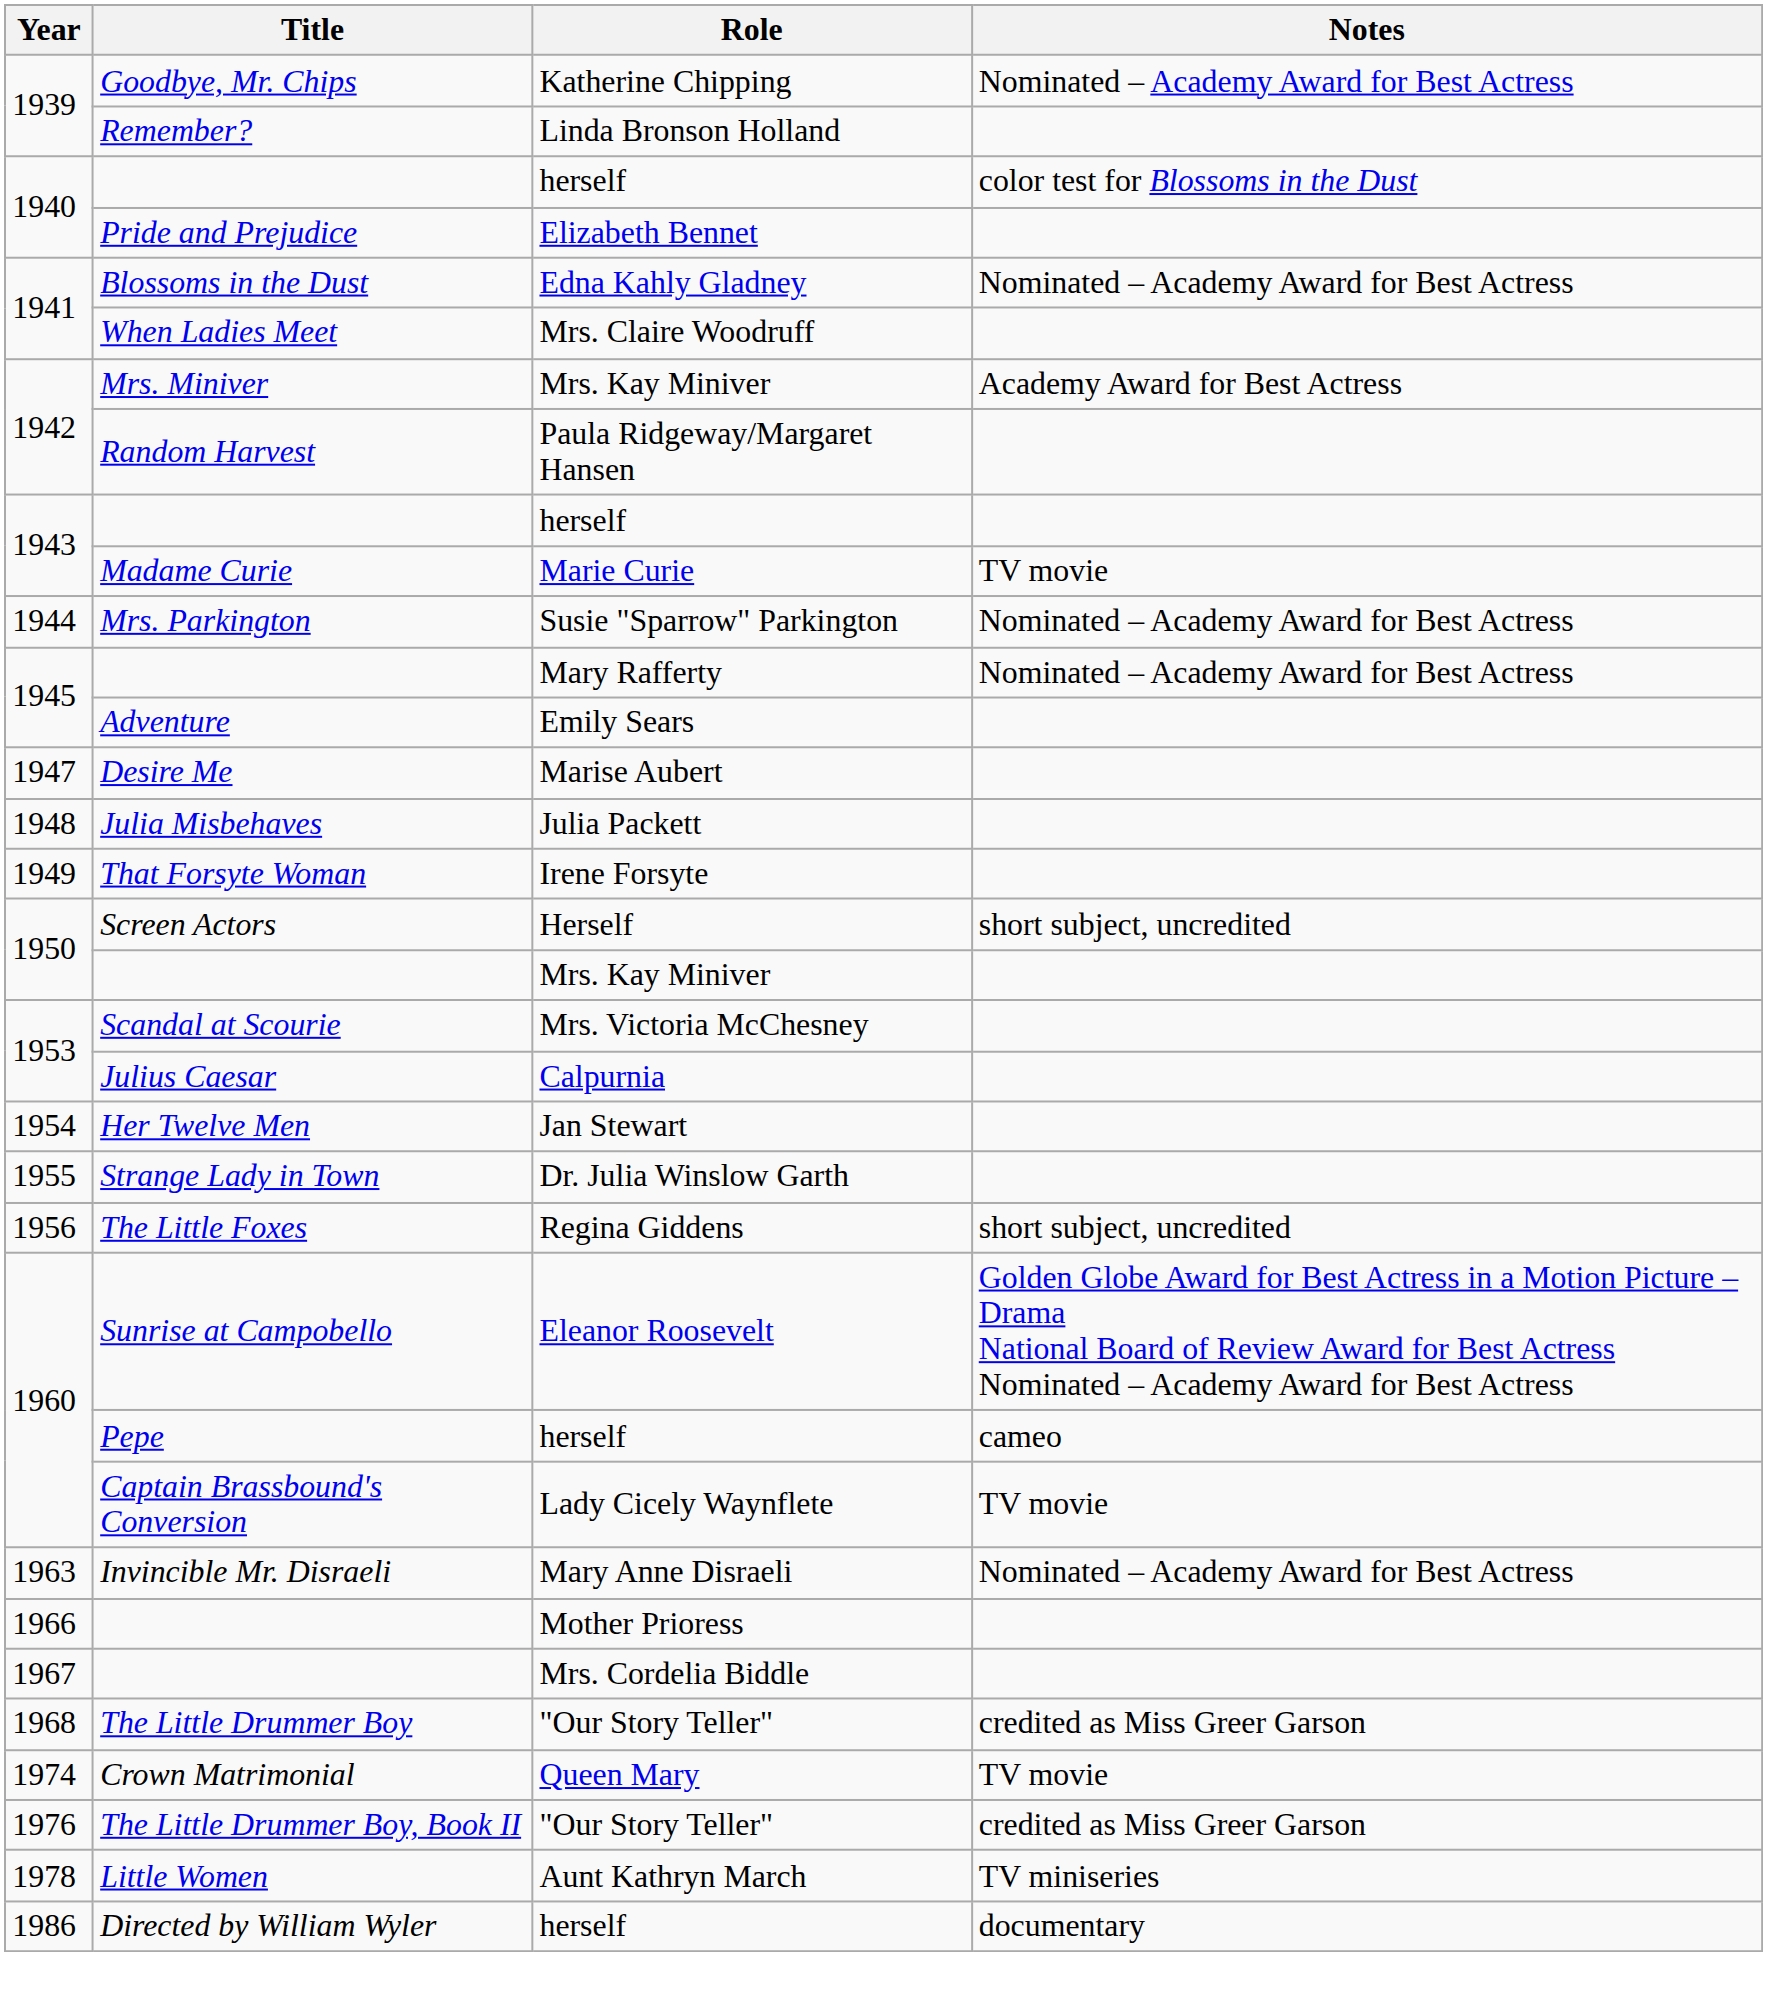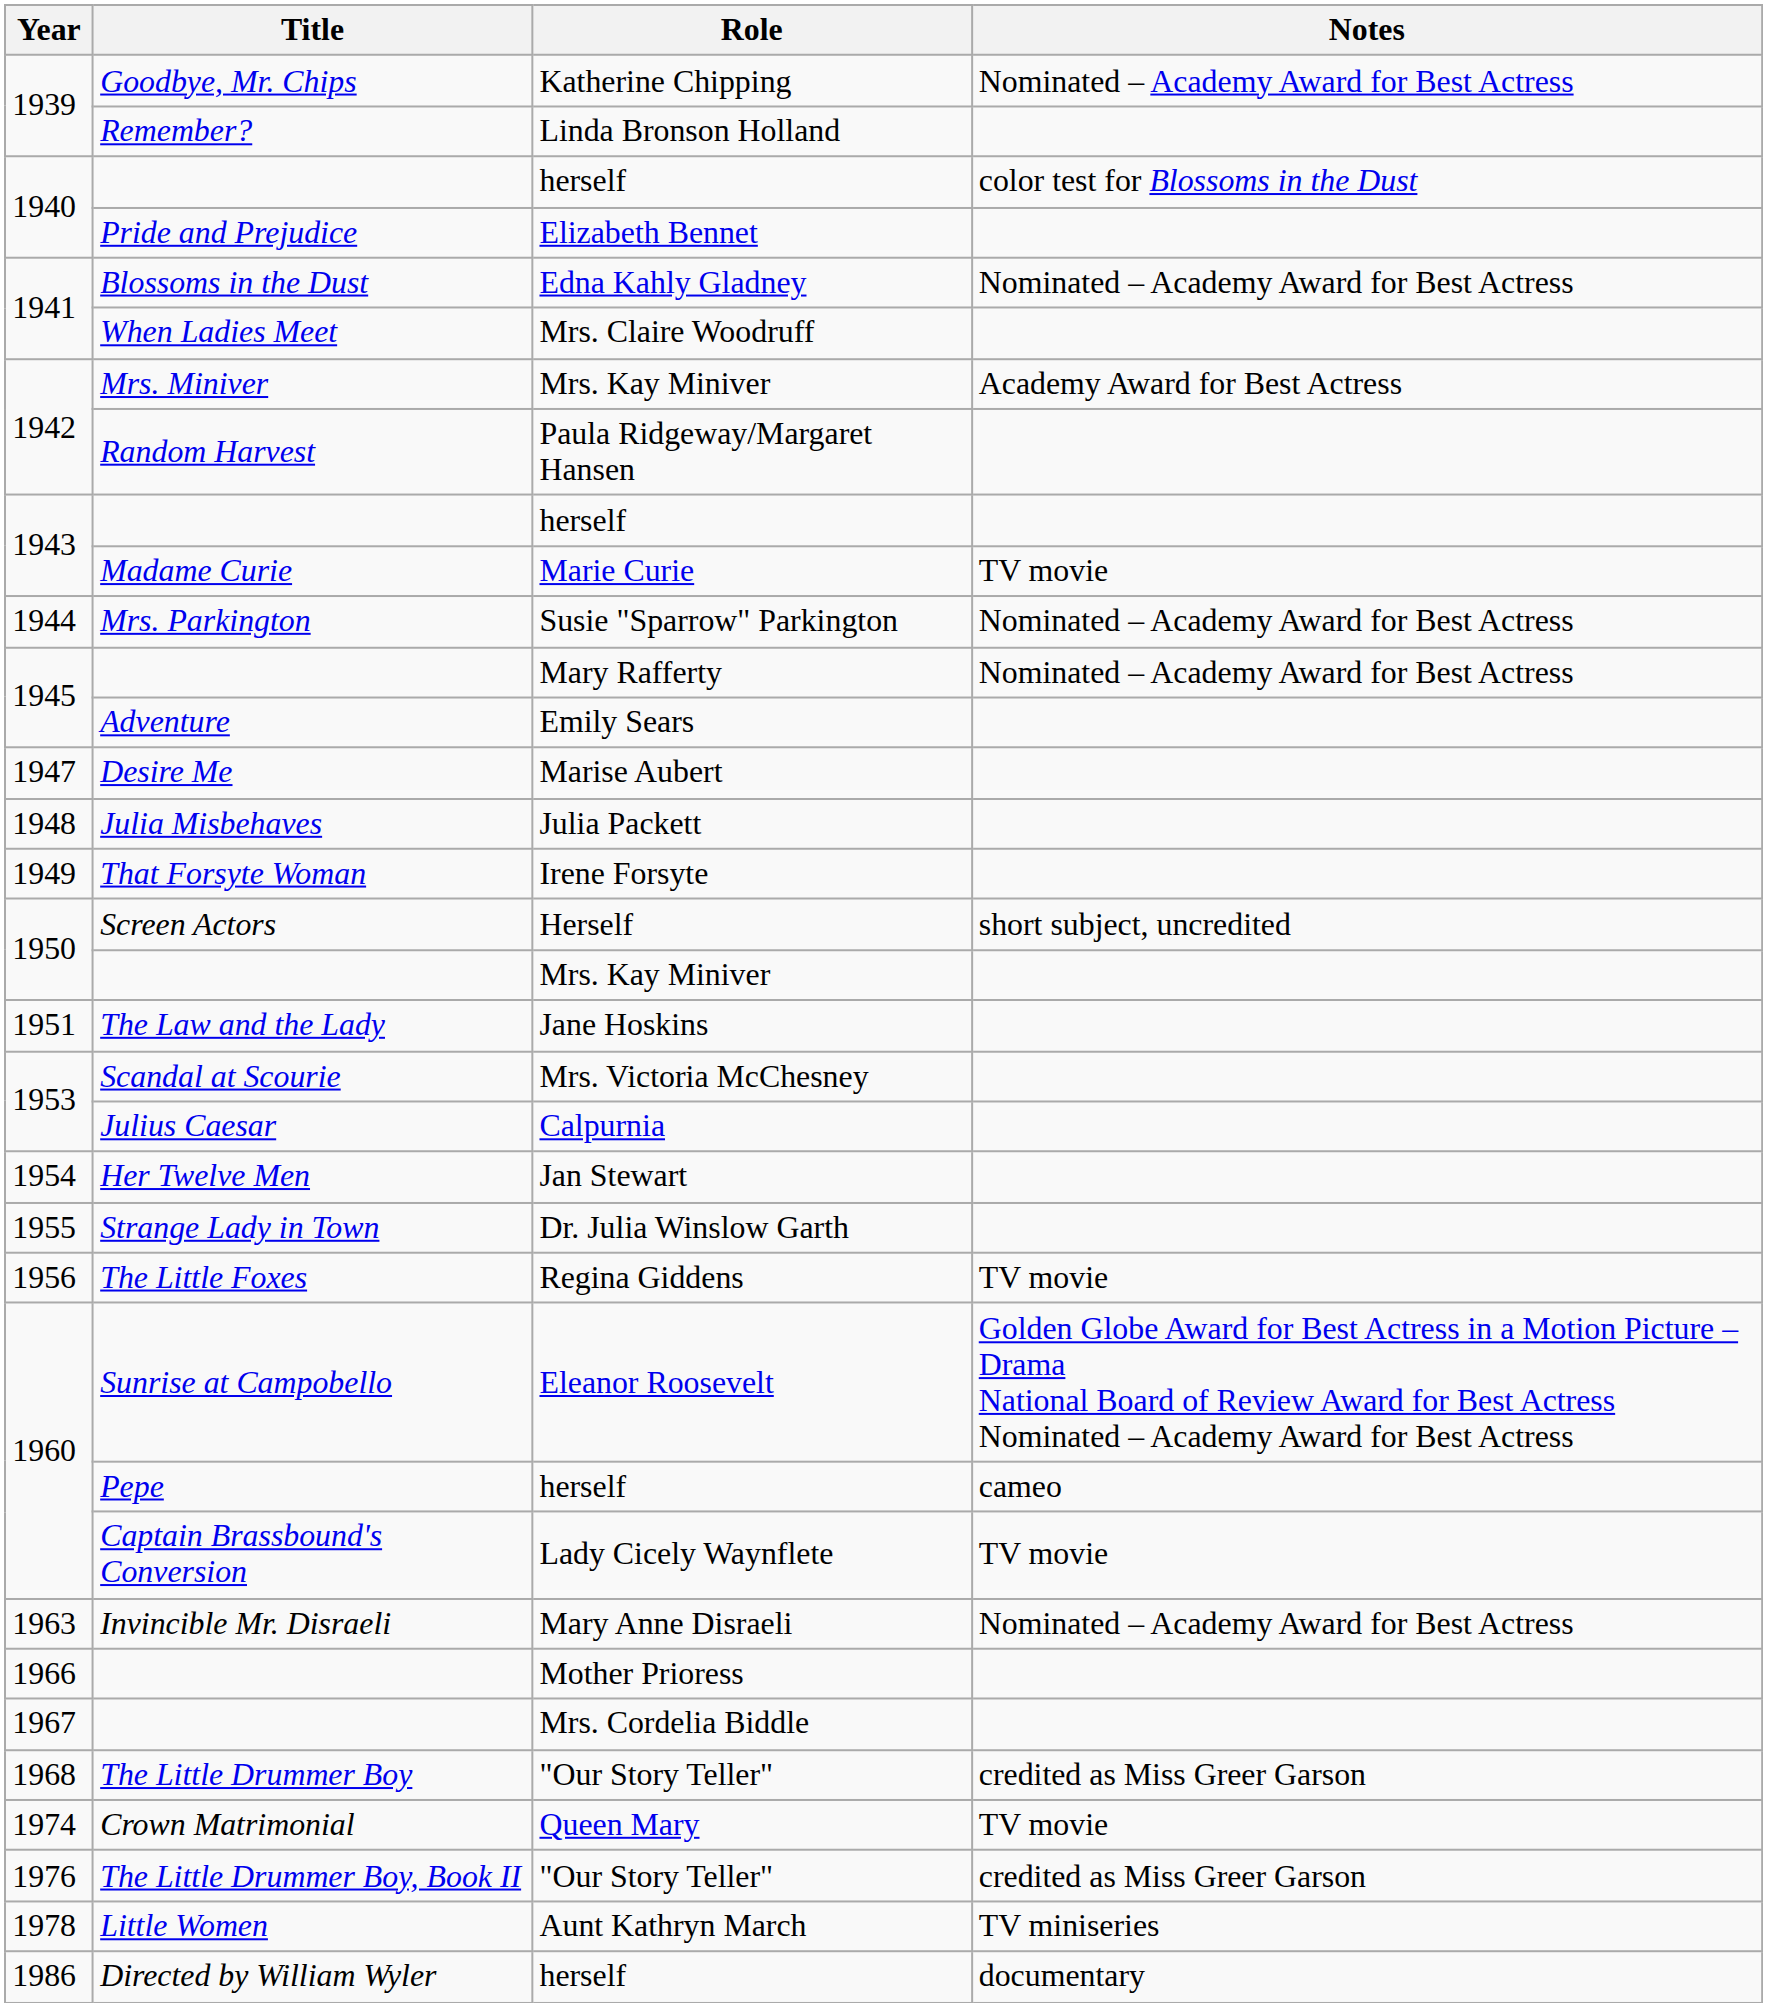+ row: (44, 1024)
(1135, 1226) short subject, uncredited -> (1043, 1277) TV movie
